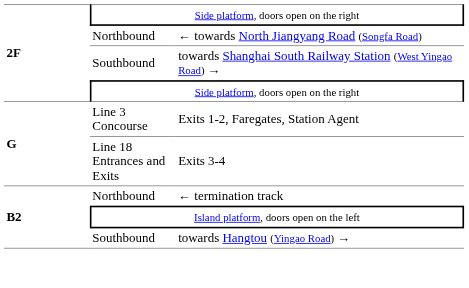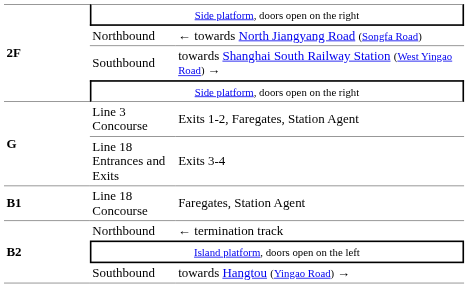+ row: (120, 203)
